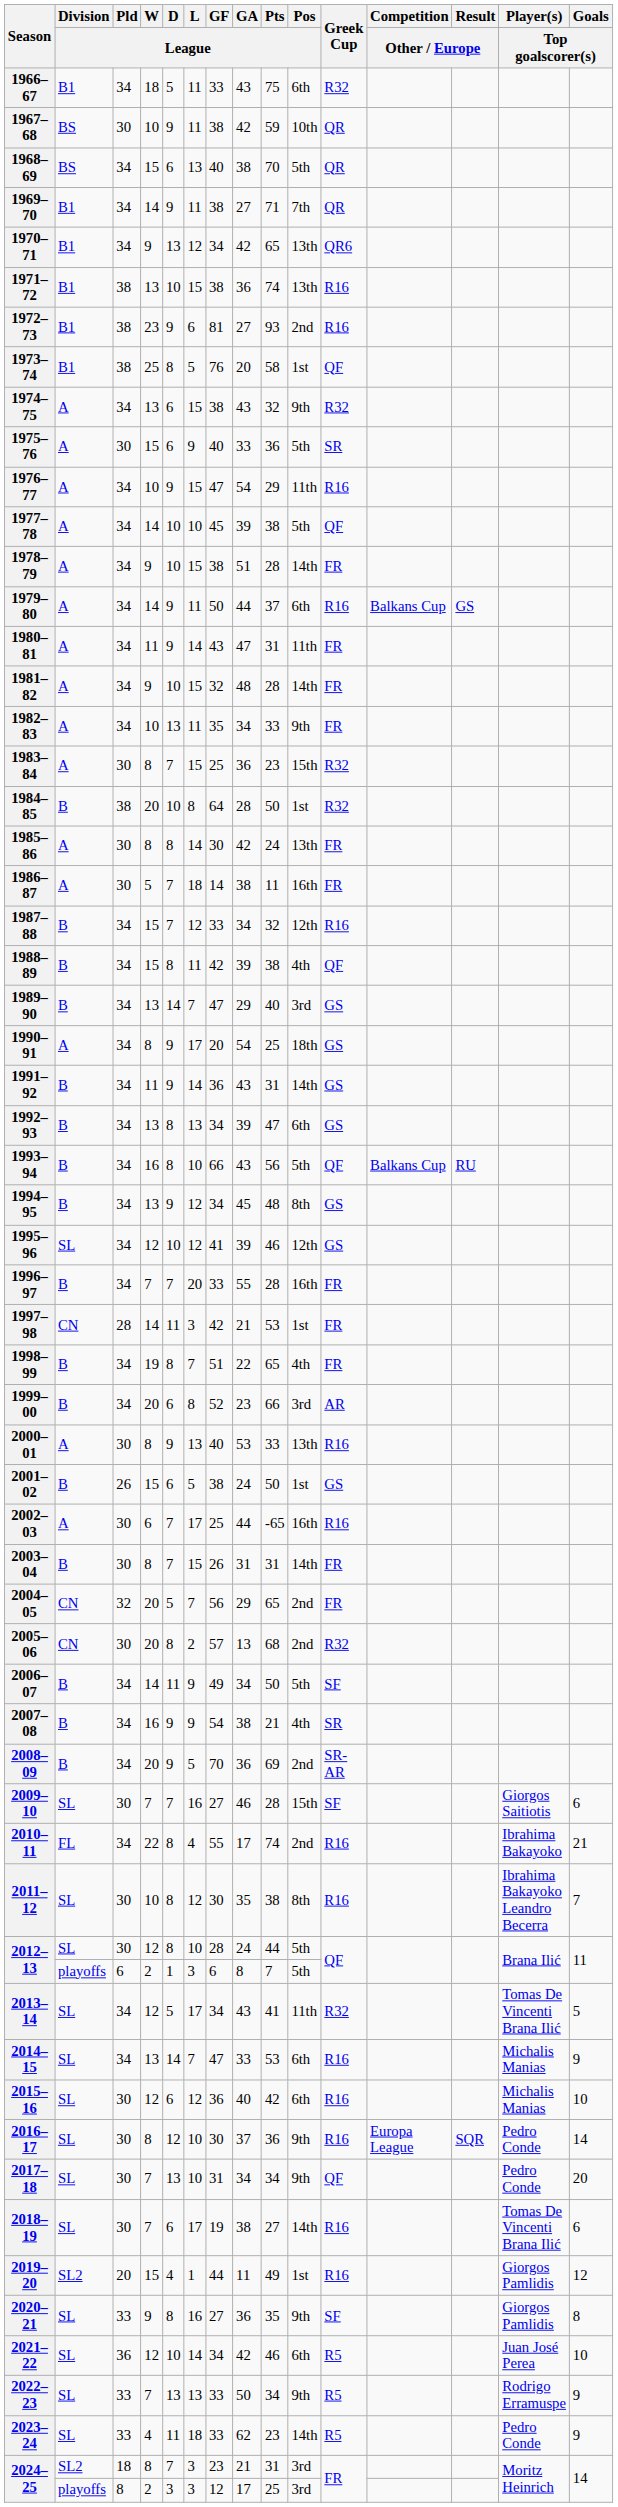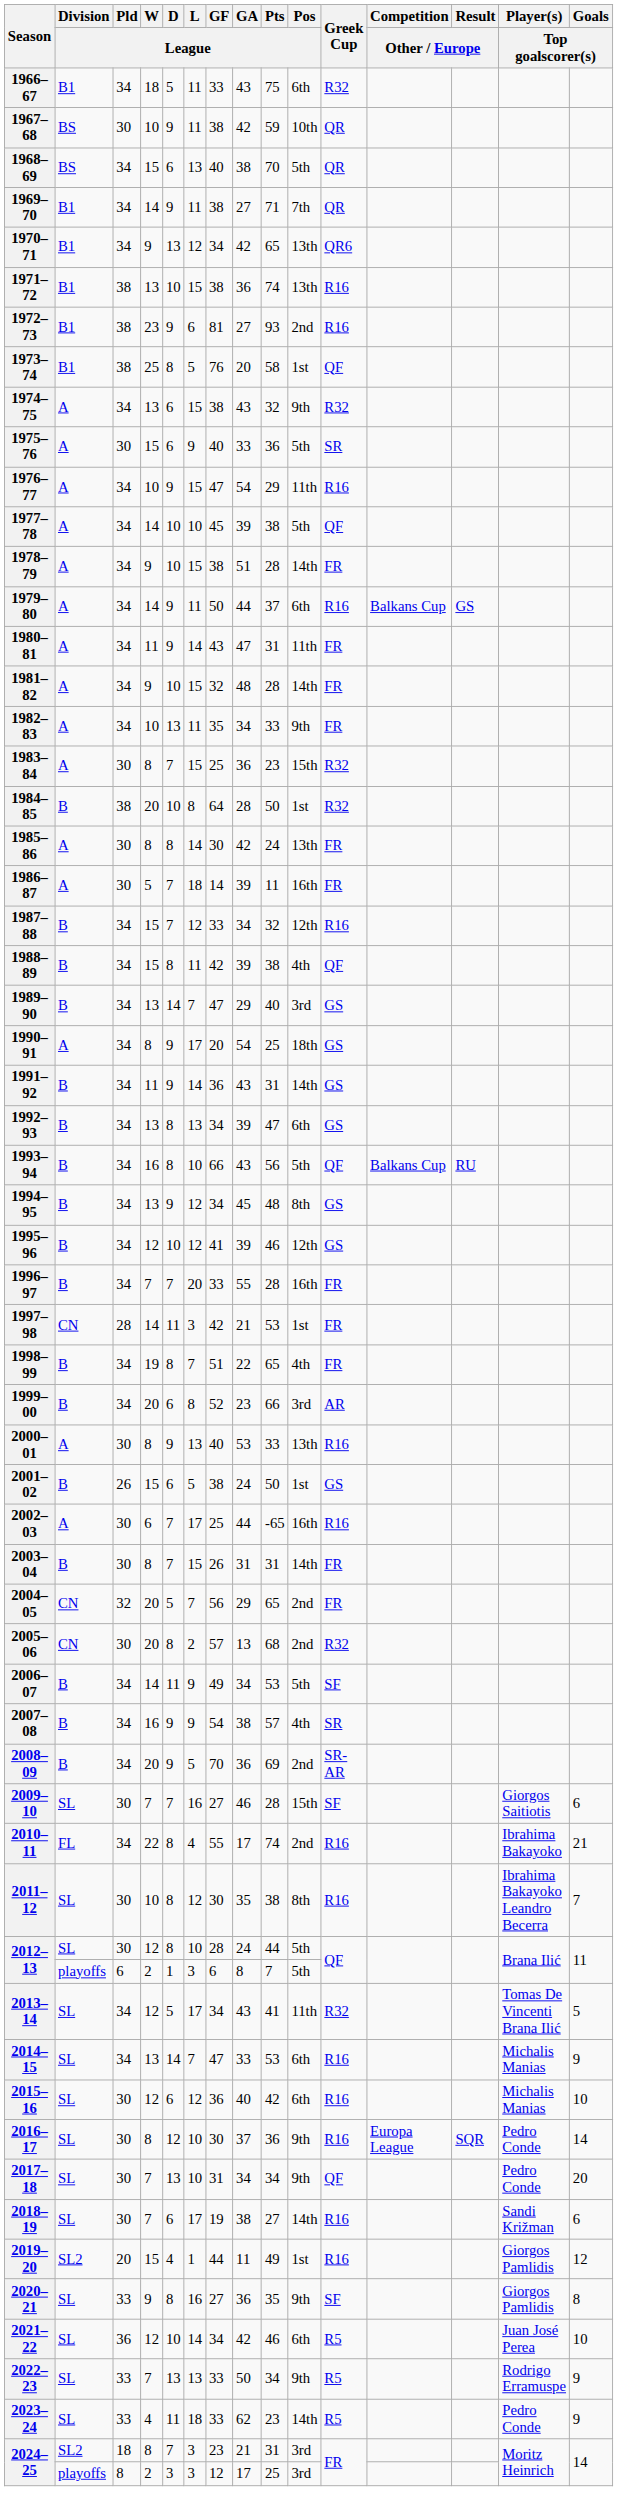(243, 885) 38 -> (243, 885) 39
(67, 1244) SL -> (63, 1244) B
(272, 1683) 50 -> (272, 1683) 53
(272, 1723) 21 -> (272, 1723) 57
(532, 2227) Tomas De Vincenti Brana Ilić -> (528, 2219) Sandi Križman
